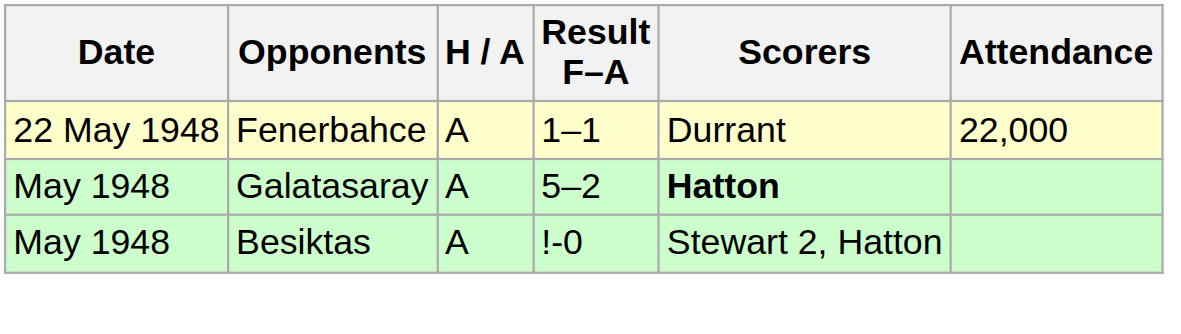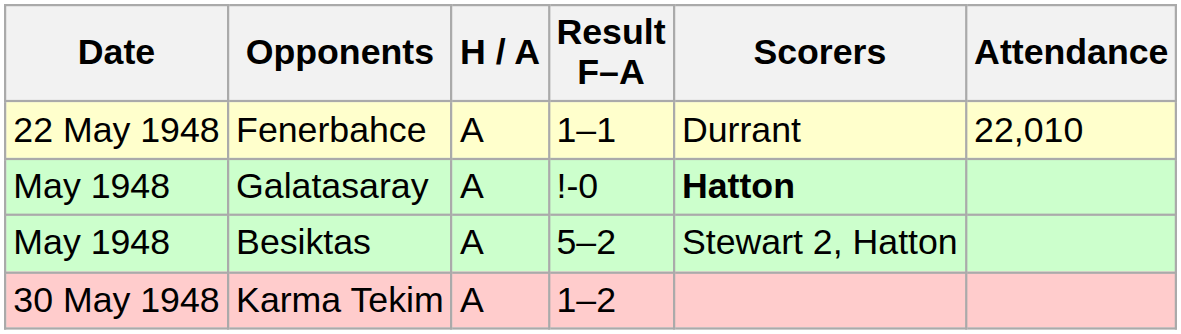(1014, 129) 22,000 -> (1029, 129) 22,010
(571, 186) 5–2 -> (577, 186) !-0
(562, 242) !-0 -> (586, 242) 5–2
+ row: (340, 299)
